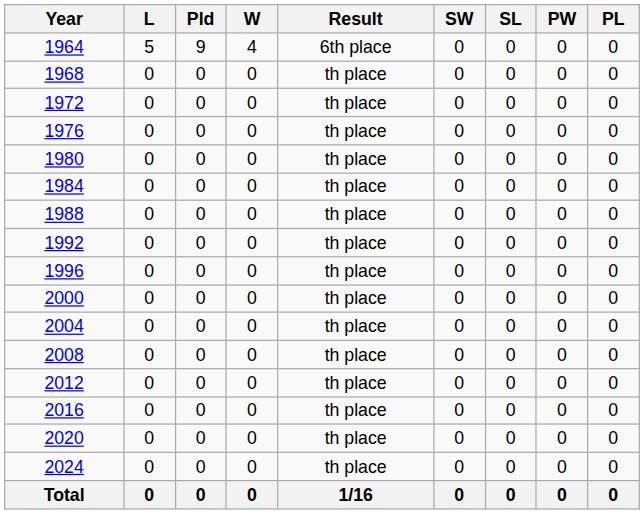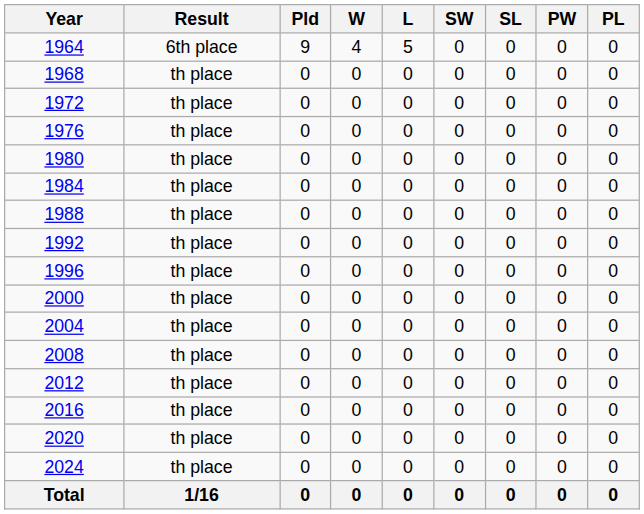columns swapped: (356, 19) <-> (149, 19)
